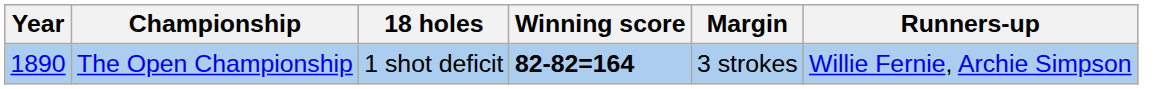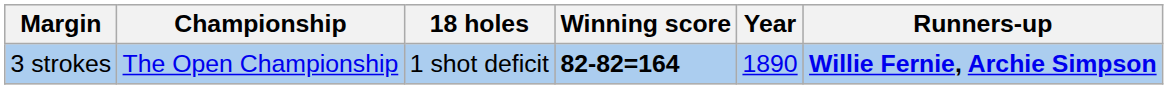columns swapped: (38, 24) <-> (747, 24)
(970, 63) normal -> (983, 63) bold
